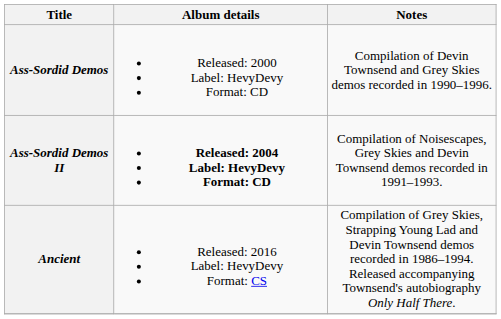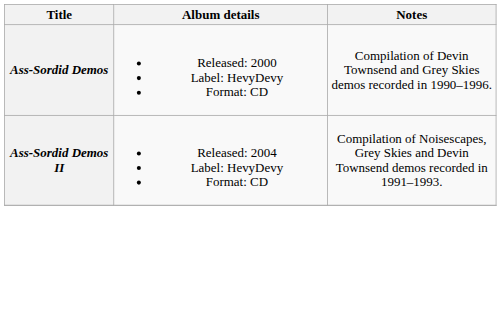(221, 168) bold -> (221, 168) normal
- row: (59, 259)
